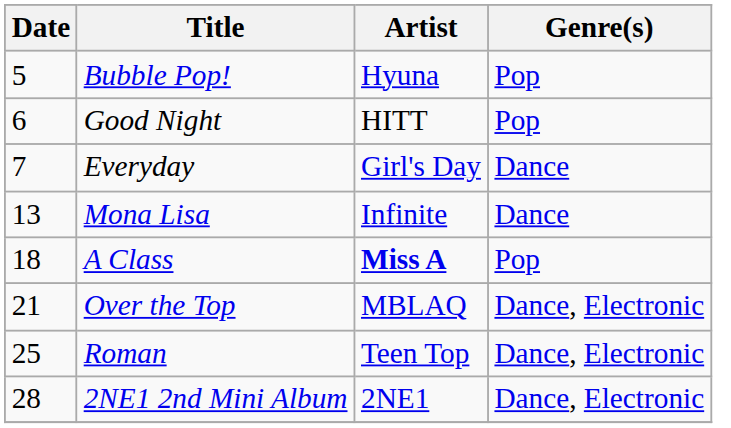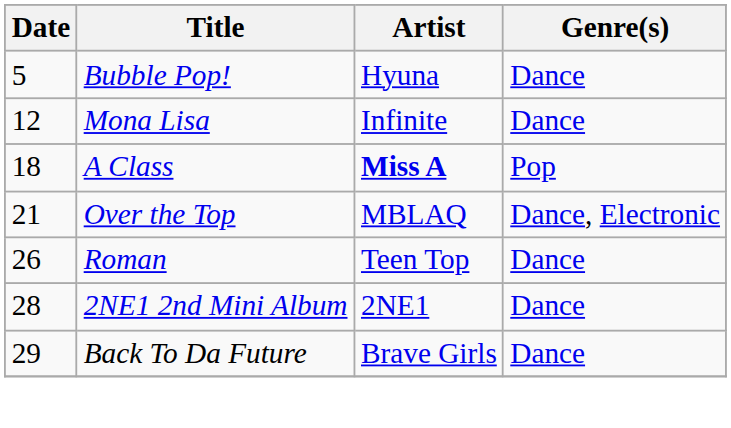(517, 74) Pop -> (548, 74) Dance
- row: (152, 120)
- row: (139, 167)
(26, 213) 13 -> (26, 120) 12
(26, 352) 25 -> (26, 259) 26
(599, 352) Dance, Electronic -> (548, 259) Dance
(599, 399) Dance, Electronic -> (548, 306) Dance
+ row: (195, 352)
